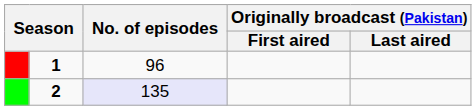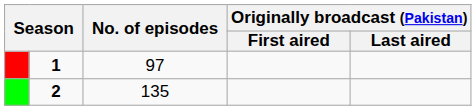(155, 64) 96 -> (155, 64) 97
(155, 91) lavender background -> (155, 91) no background
